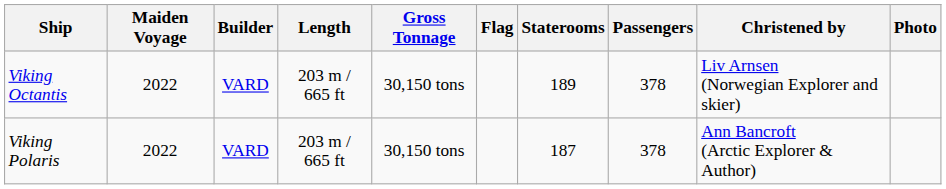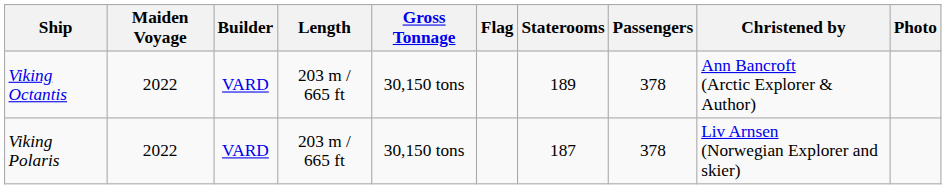(789, 84) Liv Arnsen (Norwegian Explorer and skier) -> (767, 84) Ann Bancroft (Arctic Explorer & Author)
(767, 150) Ann Bancroft (Arctic Explorer & Author) -> (789, 150) Liv Arnsen (Norwegian Explorer and skier)
